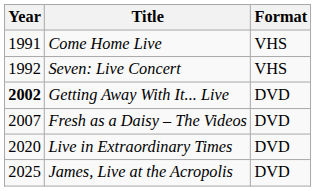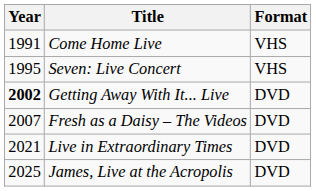(25, 69) 1992 -> (25, 69) 1995
(25, 146) 2020 -> (25, 146) 2021
